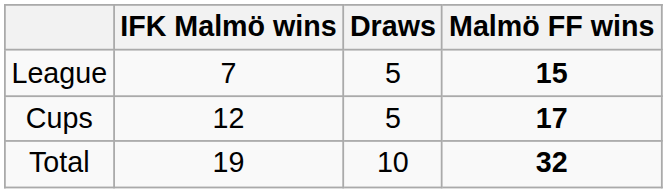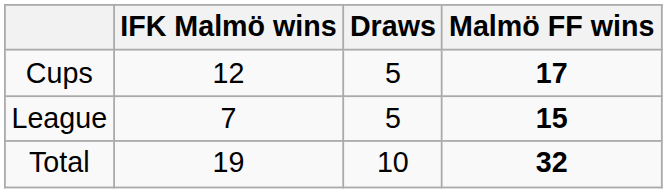rows swapped: (59, 72) <-> (59, 118)
